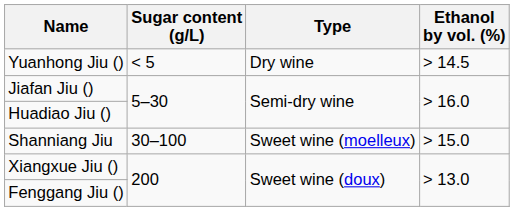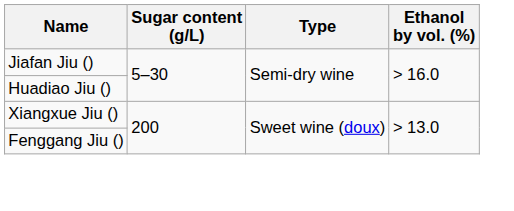- row: (66, 62)
- row: (61, 140)
